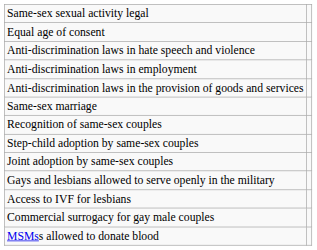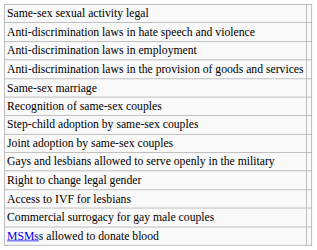- row: (56, 32)
+ row: (74, 180)
